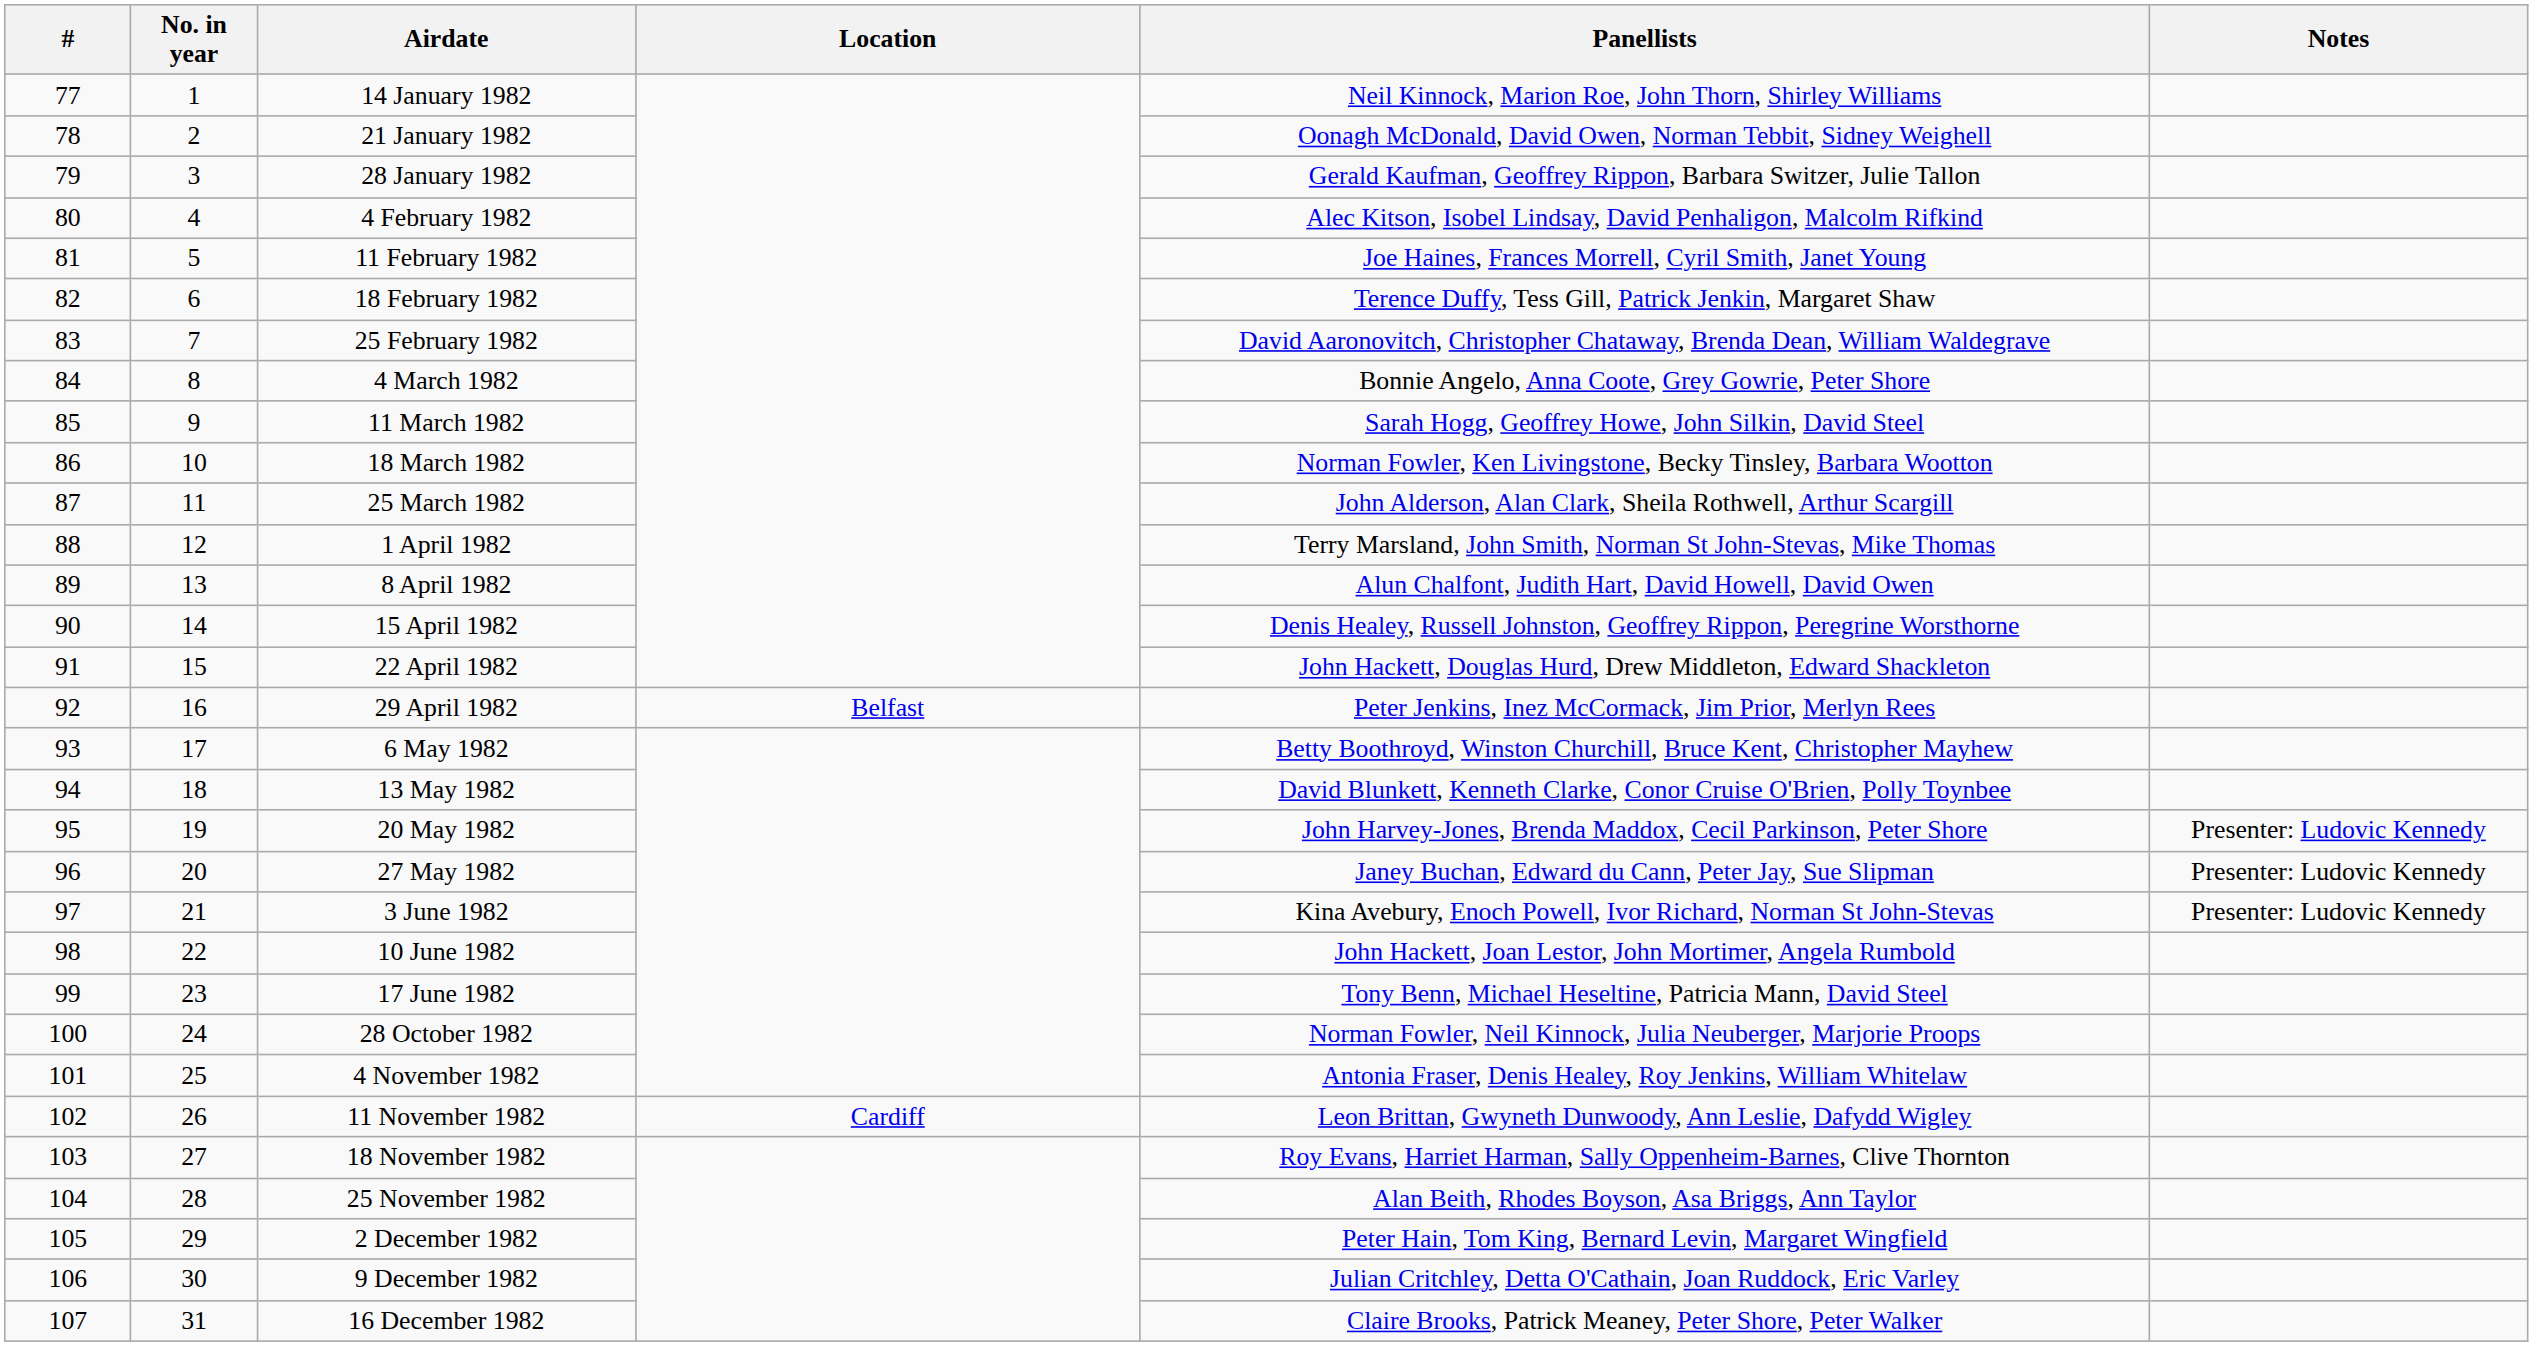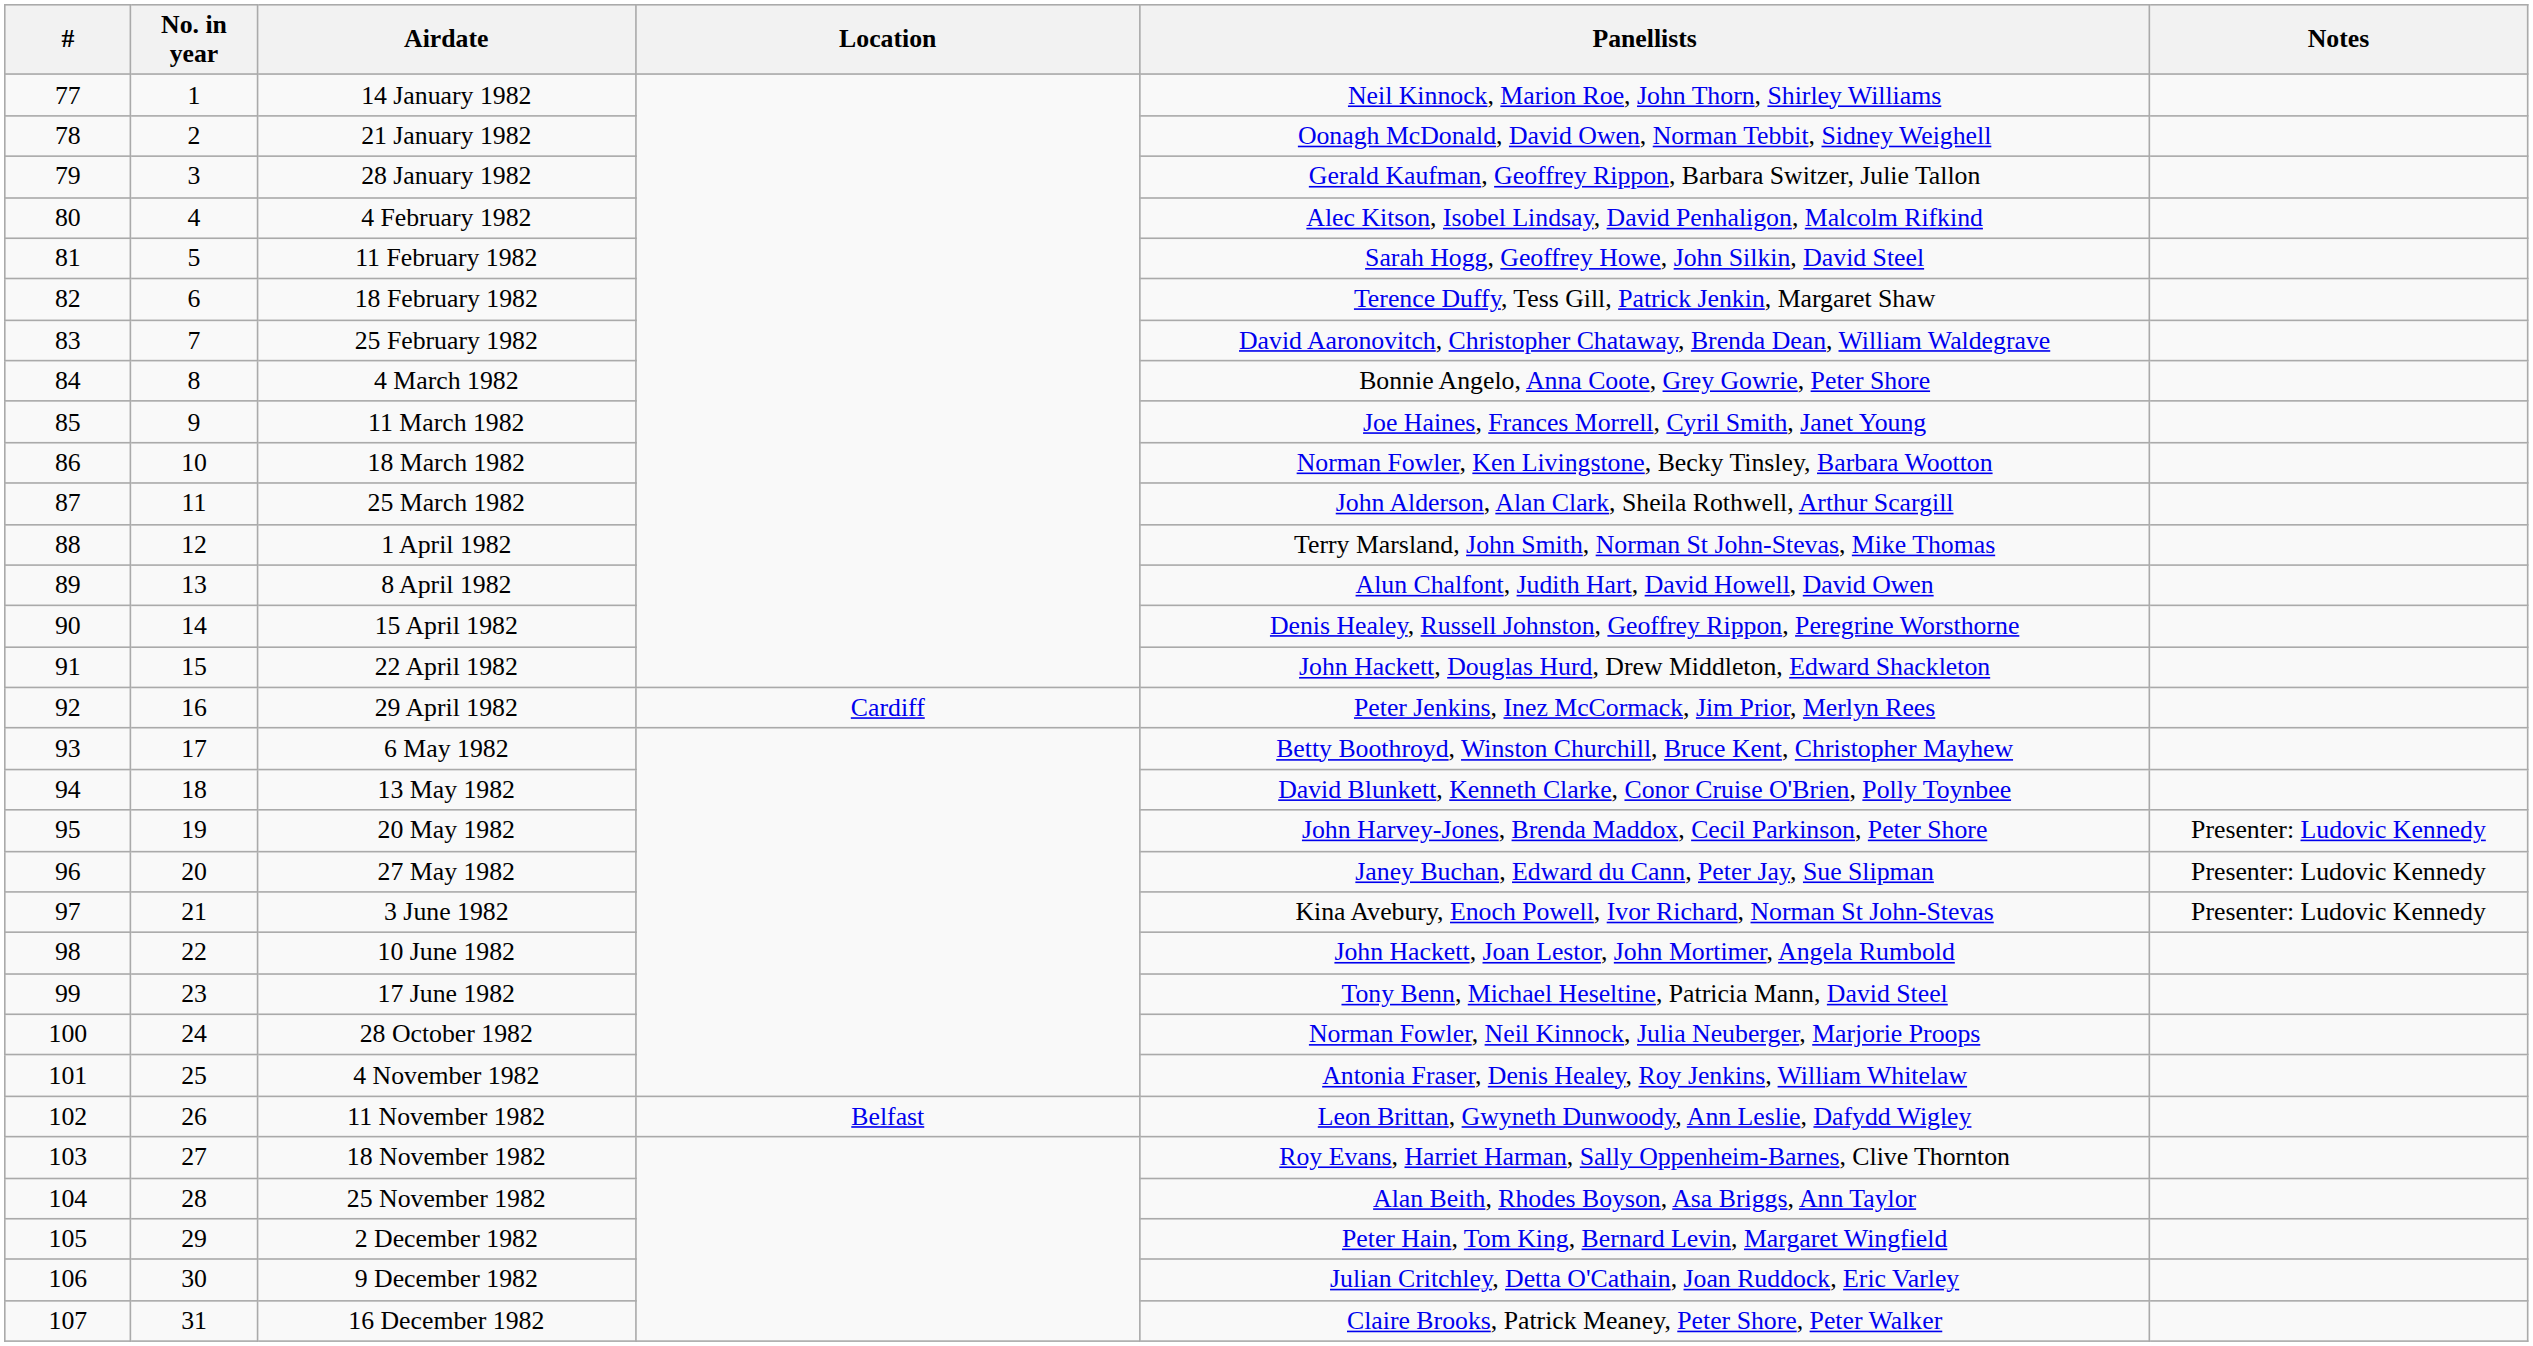(1645, 258) Joe Haines, Frances Morrell, Cyril Smith, Janet Young -> (1645, 258) Sarah Hogg, Geoffrey Howe, John Silkin, David Steel
(1645, 421) Sarah Hogg, Geoffrey Howe, John Silkin, David Steel -> (1645, 421) Joe Haines, Frances Morrell, Cyril Smith, Janet Young
(888, 707) Belfast -> (888, 707) Cardiff
(888, 1116) Cardiff -> (888, 1116) Belfast
